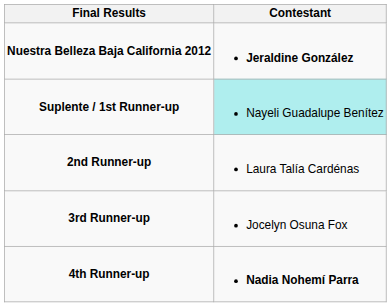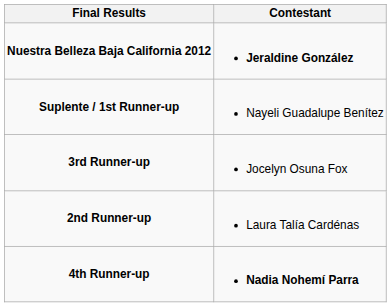(300, 113) paleturquoise background -> (300, 113) no background
rows swapped: (109, 162) <-> (109, 218)
